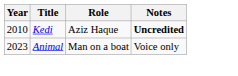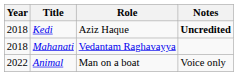(17, 29) 2010 -> (17, 29) 2018
+ row: (53, 46)
(17, 46) 2023 -> (17, 63) 2022
